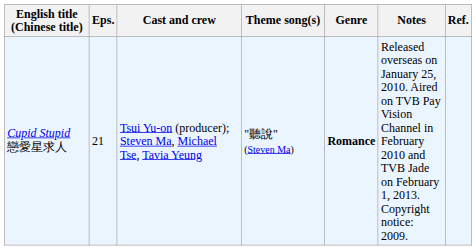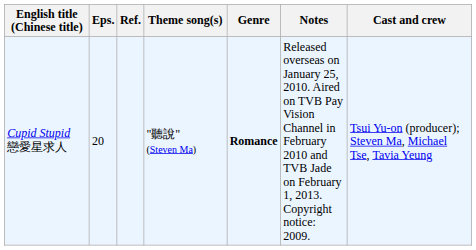columns swapped: (179, 20) <-> (458, 20)
(98, 141) 21 -> (98, 141) 20
